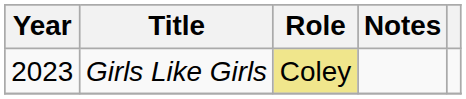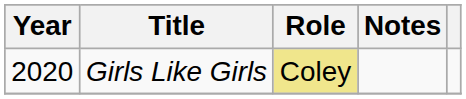(42, 70) 2023 -> (42, 70) 2020
